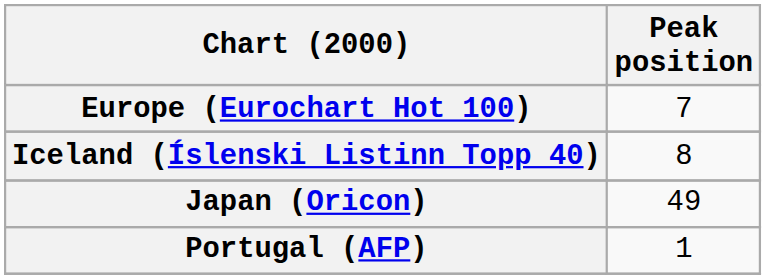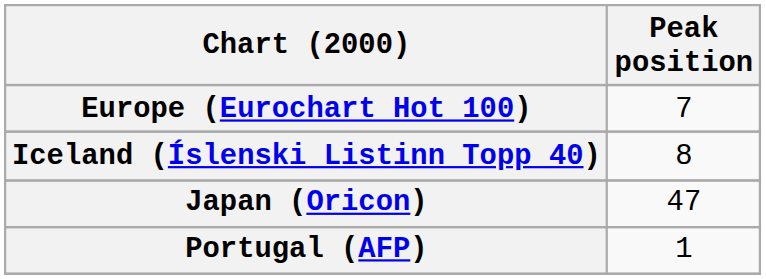(684, 203) 49 -> (684, 203) 47
